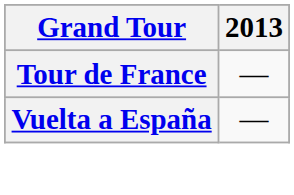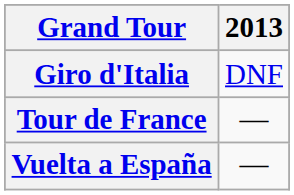+ row: (112, 73)
